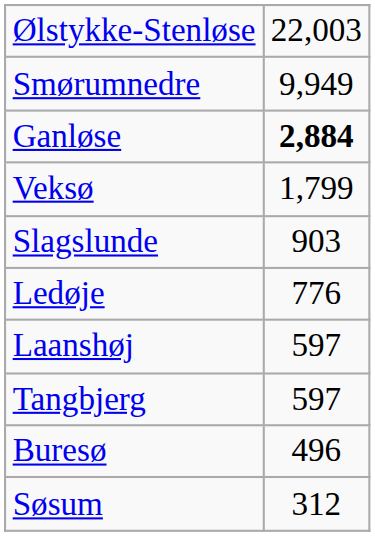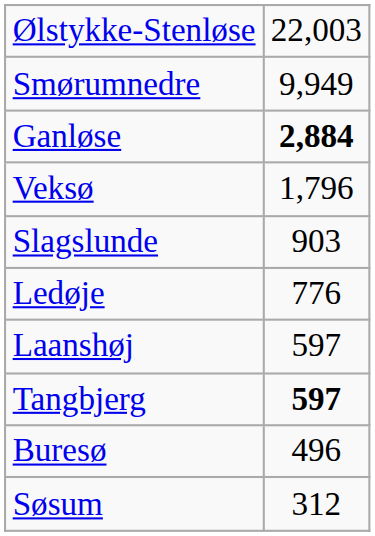(316, 188) 1,799 -> (316, 188) 1,796
(316, 398) normal -> (316, 398) bold
